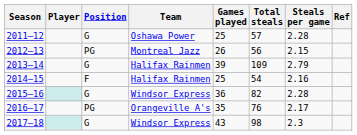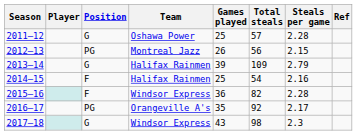(87, 94) G -> (87, 94) F
(256, 108) 76 -> (256, 108) 92
